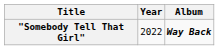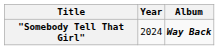(151, 32) 2022 -> (151, 32) 2024
